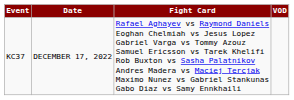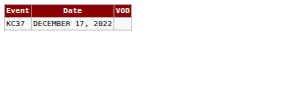- column: (192, 11)
